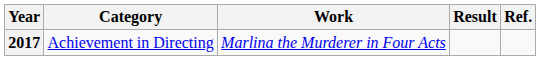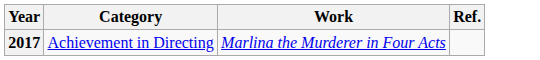- column: (475, 17)
